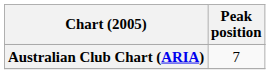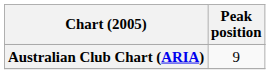(236, 56) 7 -> (236, 56) 9
